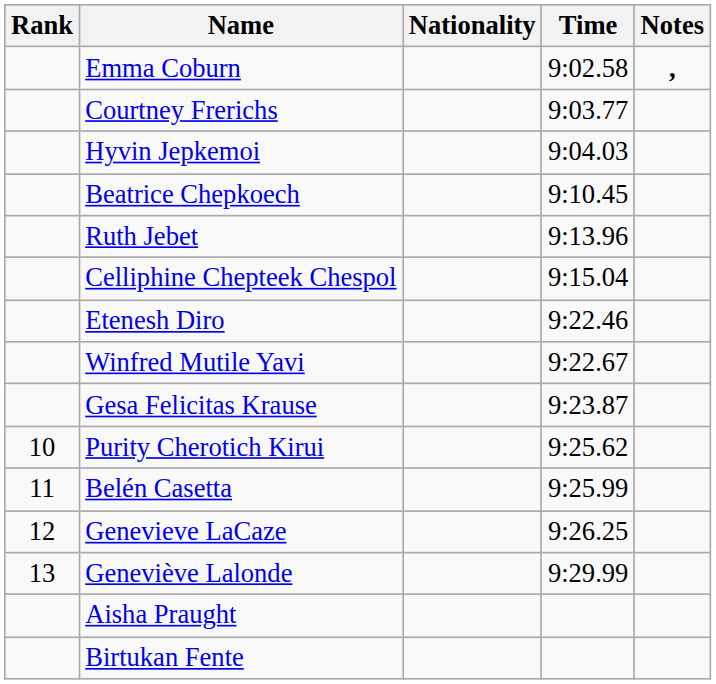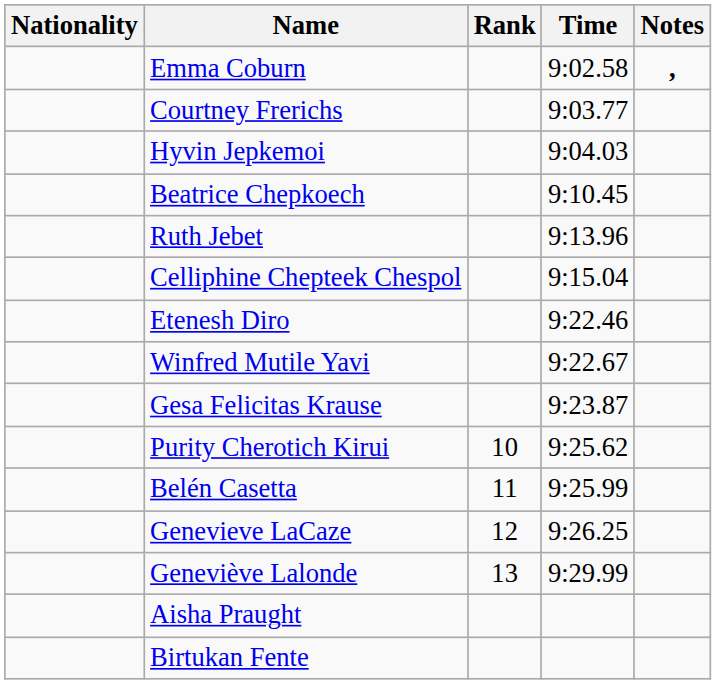columns swapped: (42, 25) <-> (472, 25)
